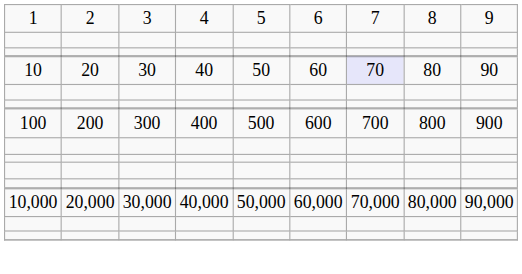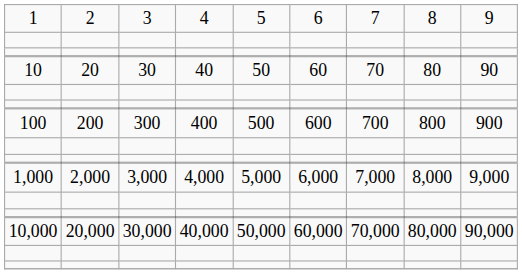(375, 70) lavender background -> (375, 70) no background
+ row: (33, 177)
